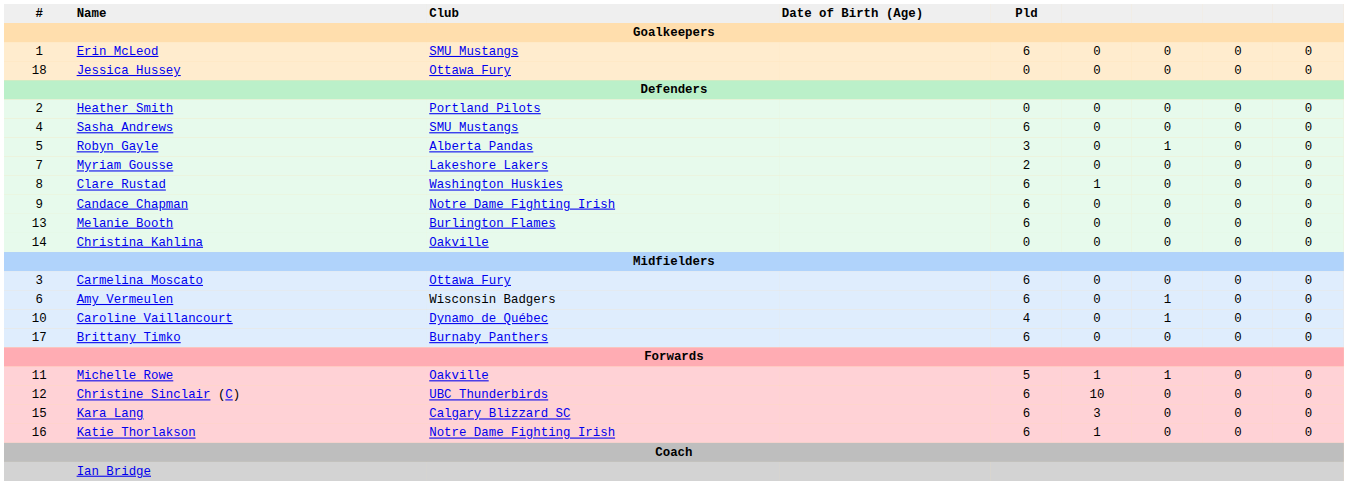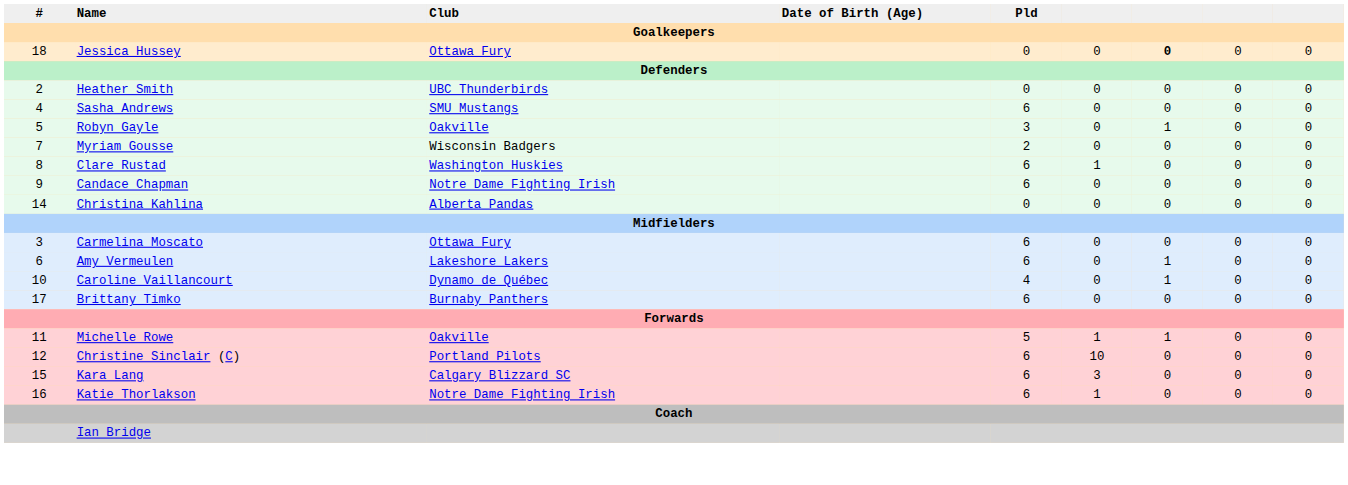- row: (118, 52)
(1168, 71) normal -> (1168, 52) bold
(485, 109) Portland Pilots -> (489, 90) UBC Thunderbirds
(481, 147) Alberta Pandas -> (459, 128) Oakville
(489, 166) Lakeshore Lakers -> (492, 147) Wisconsin Badgers
- row: (125, 223)
(459, 242) Oakville -> (481, 204) Alberta Pandas
(492, 300) Wisconsin Badgers -> (489, 262) Lakeshore Lakers
(489, 395) UBC Thunderbirds -> (485, 357) Portland Pilots
